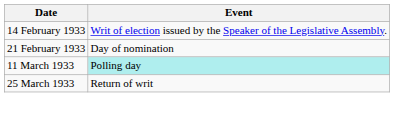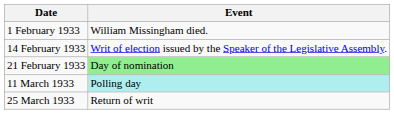+ row: (43, 30)
(132, 48) no background -> (132, 65) lightgreen background
